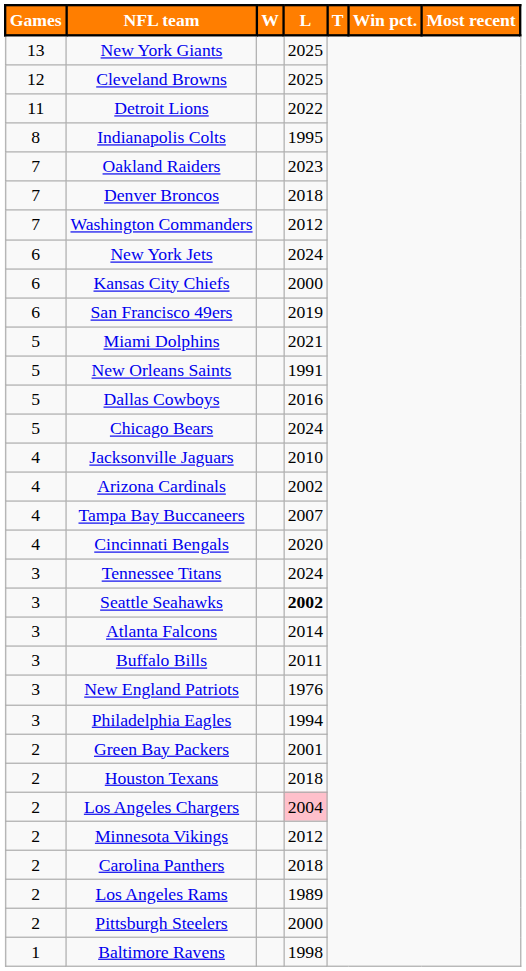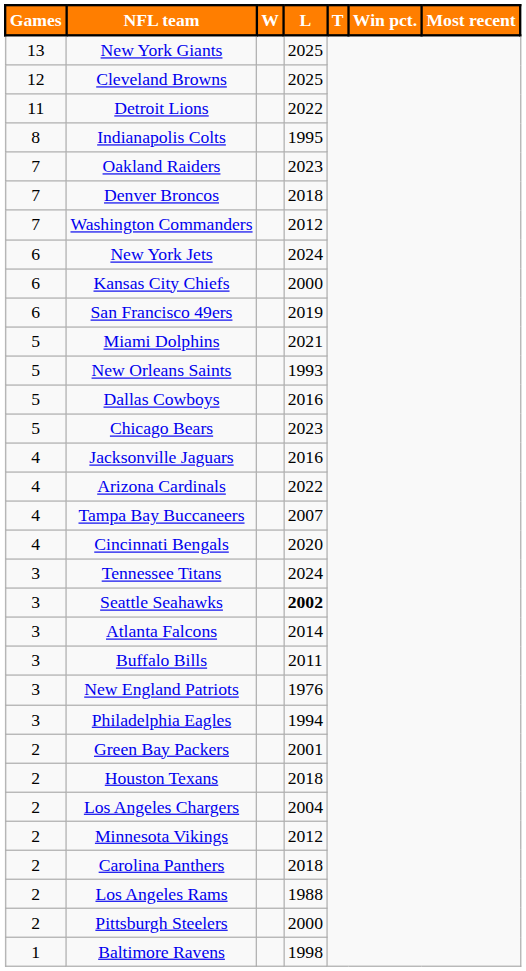(305, 370) 1991 -> (305, 370) 1993
(305, 428) 2024 -> (305, 428) 2023
(305, 457) 2010 -> (305, 457) 2016
(305, 486) 2002 -> (305, 486) 2022
(305, 806) pink background -> (305, 806) no background
(305, 893) 1989 -> (305, 893) 1988
